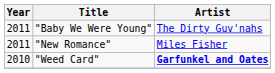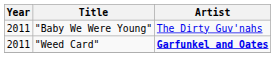- row: (73, 44)
(18, 60) 2010 -> (18, 44) 2011
